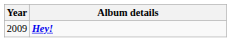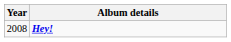(17, 28) 2009 -> (17, 28) 2008
